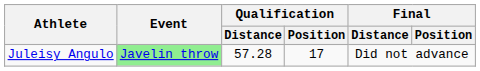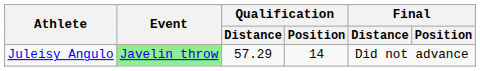(253, 55) 57.28 -> (253, 55) 57.29
(317, 55) 17 -> (317, 55) 14
